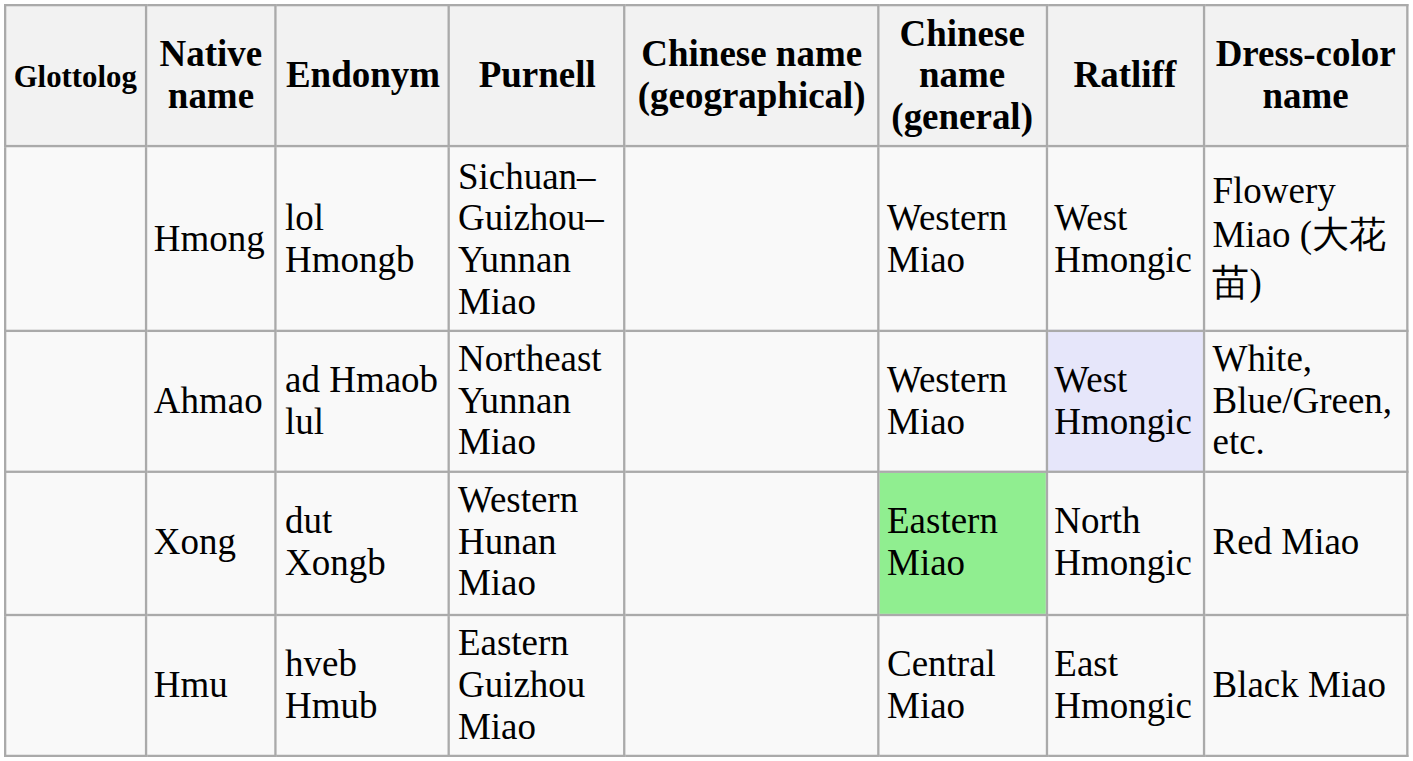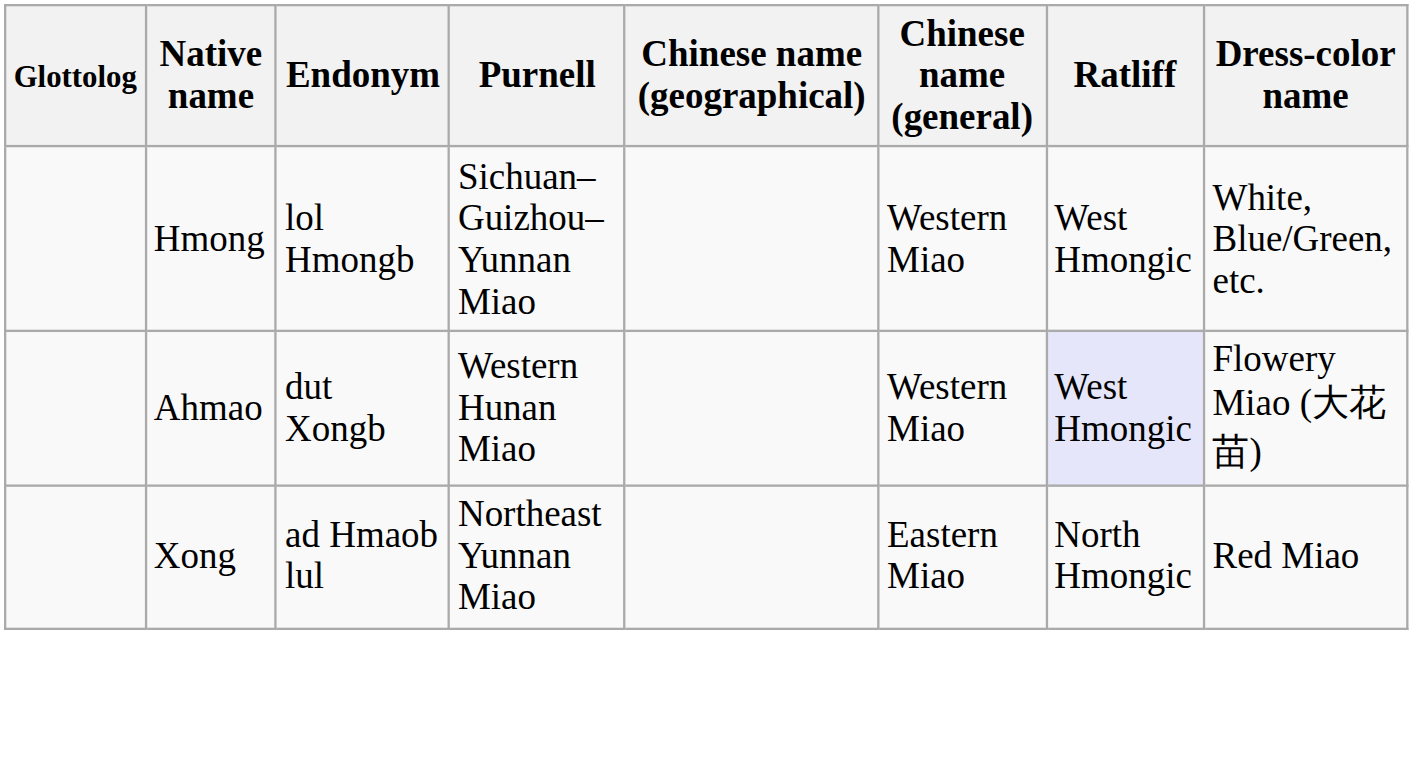(1299, 235) Flowery Miao (大花苗) -> (1302, 237) White, Blue/Green, etc.
(362, 400) ad Hmaob lul -> (335, 407) dut Xongb
(530, 400) Northeast Yunnan Miao -> (518, 407) Western Hunan Miao
(1302, 400) White, Blue/Green, etc. -> (1299, 405) Flowery Miao (大花苗)
(335, 542) dut Xongb -> (362, 556) ad Hmaob lul
(518, 542) Western Hunan Miao -> (530, 556) Northeast Yunnan Miao
(942, 542) lightgreen background -> (942, 556) no background
- row: (191, 684)
